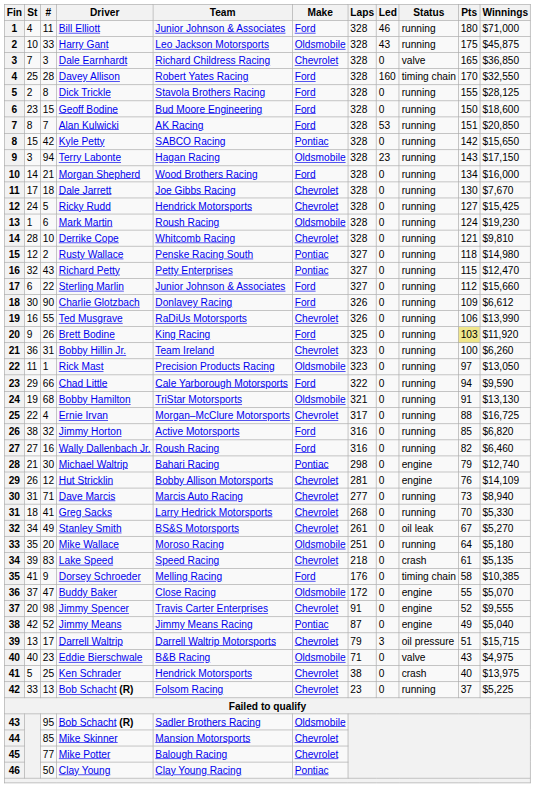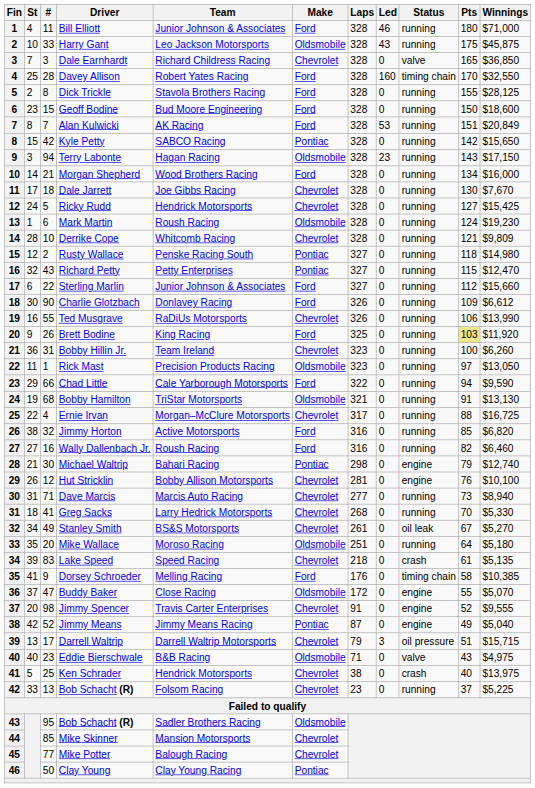(501, 125) $20,850 -> (501, 125) $20,849
(498, 238) $9,810 -> (498, 238) $9,809
(501, 480) $14,109 -> (501, 480) $10,100
